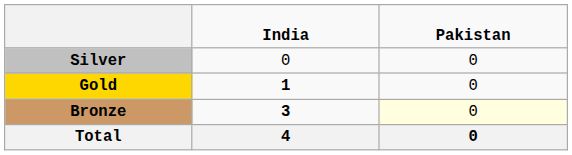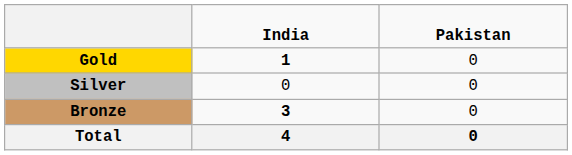rows swapped: (98, 86) <-> (98, 61)
(473, 112) lightyellow background -> (473, 112) no background
